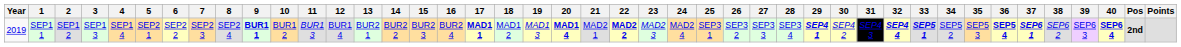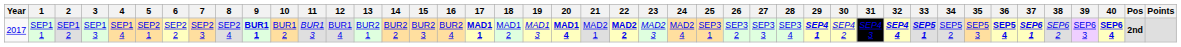(16, 30) 2019 -> (16, 30) 2017
